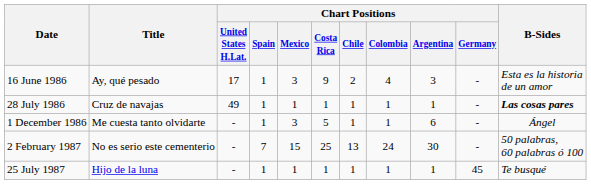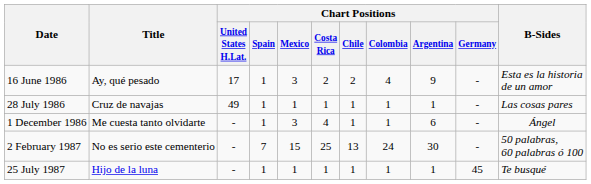(326, 80) 9 -> (326, 80) 2
(433, 80) 3 -> (433, 80) 9
(537, 104) bold -> (537, 104) normal
(326, 122) 5 -> (326, 122) 4
